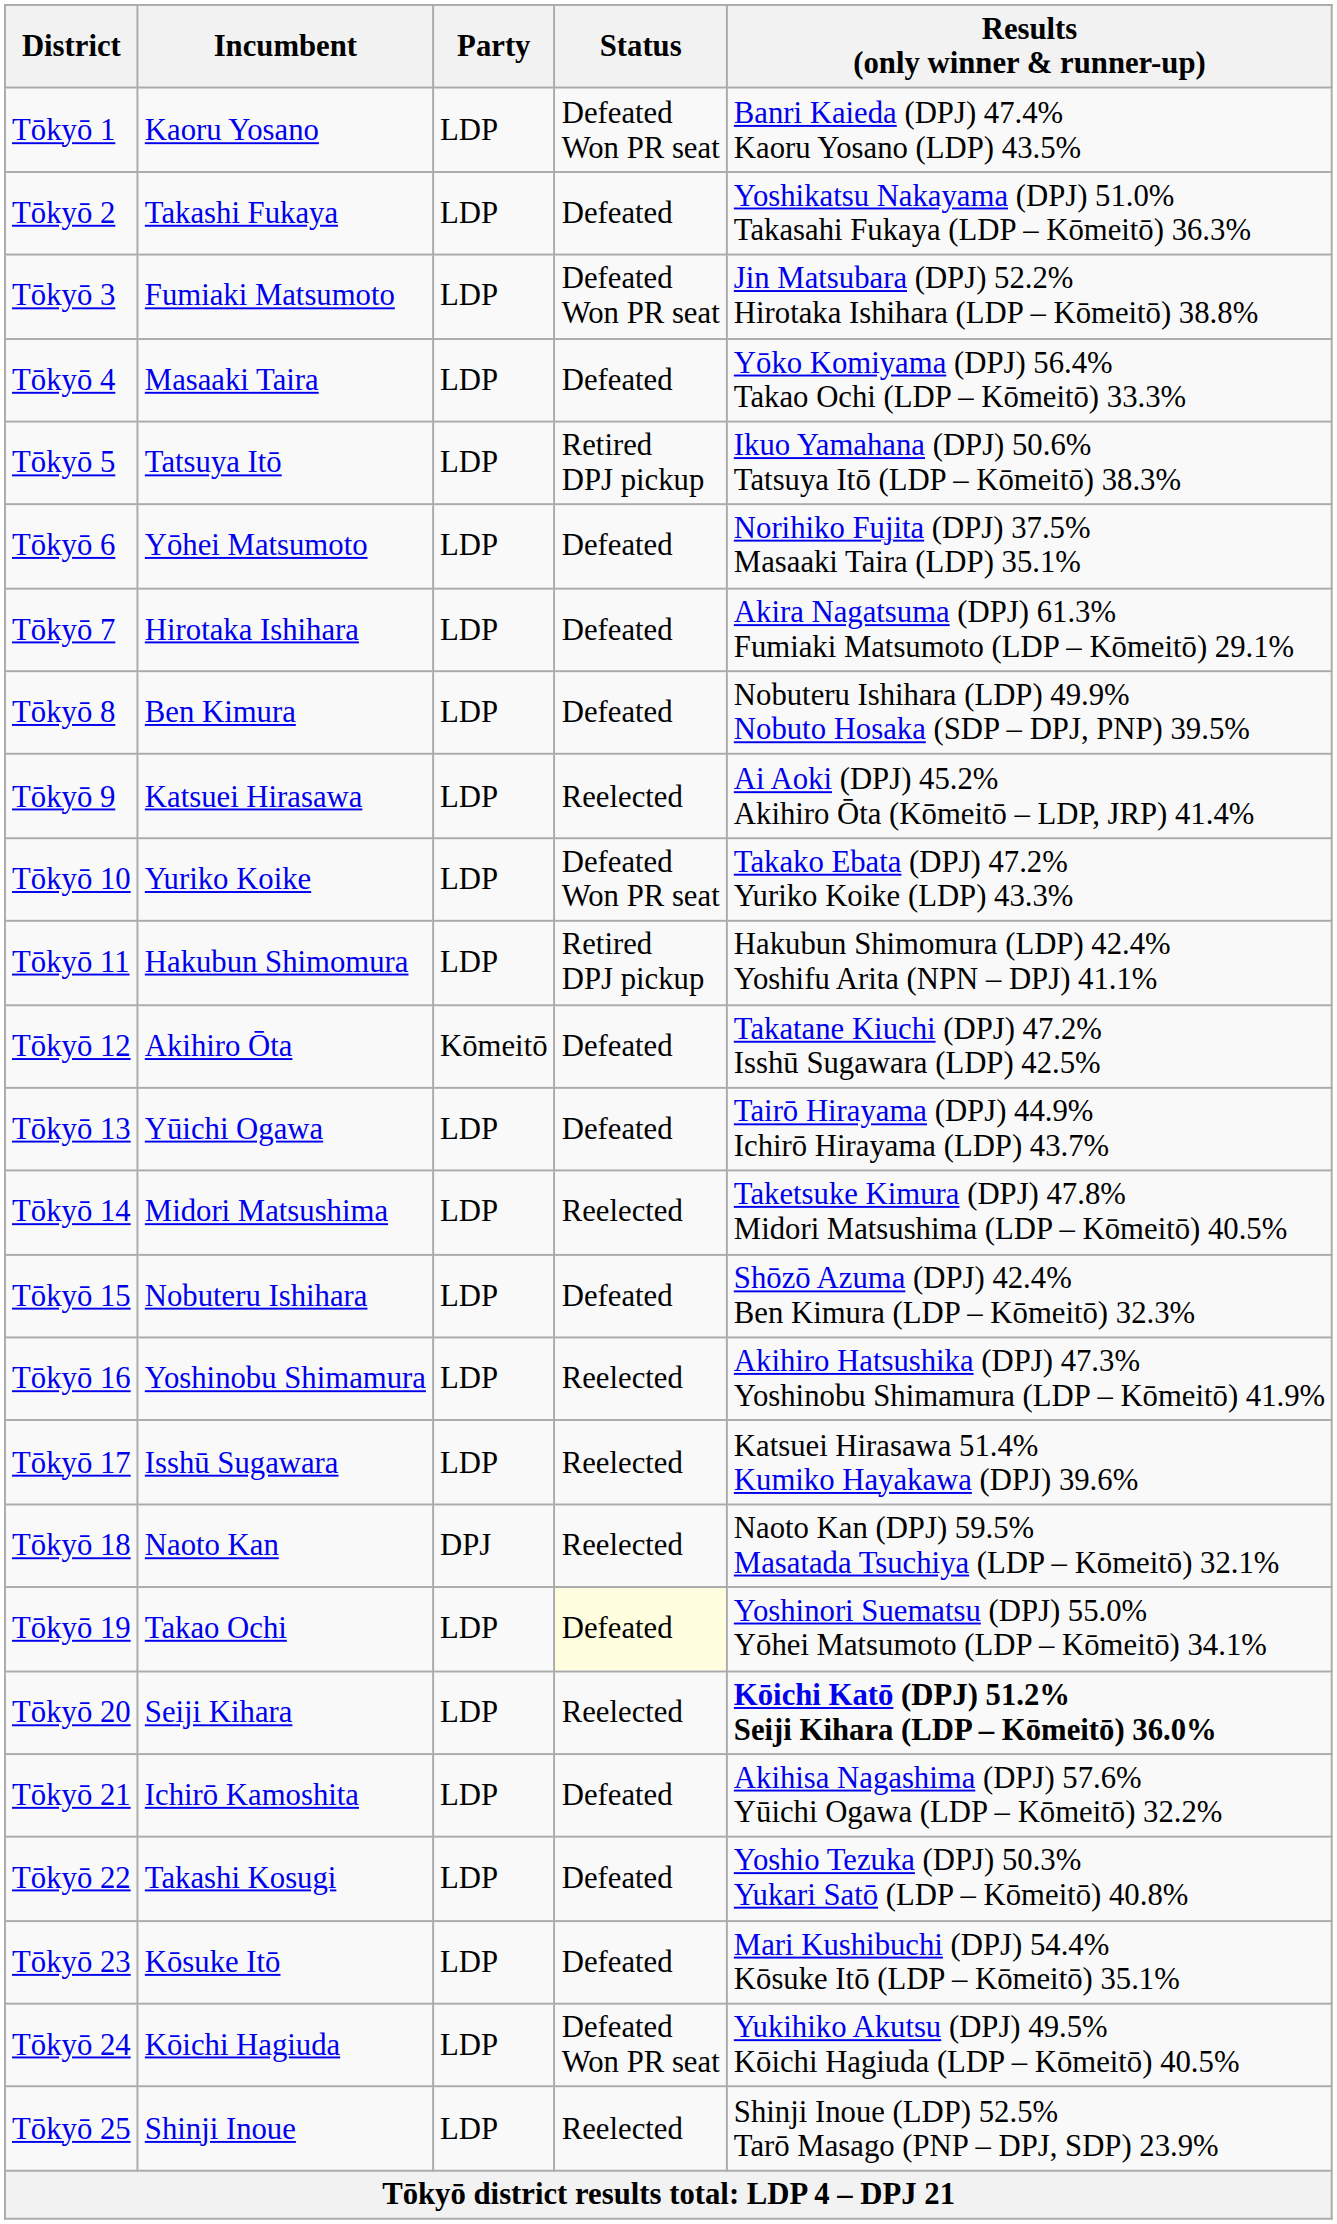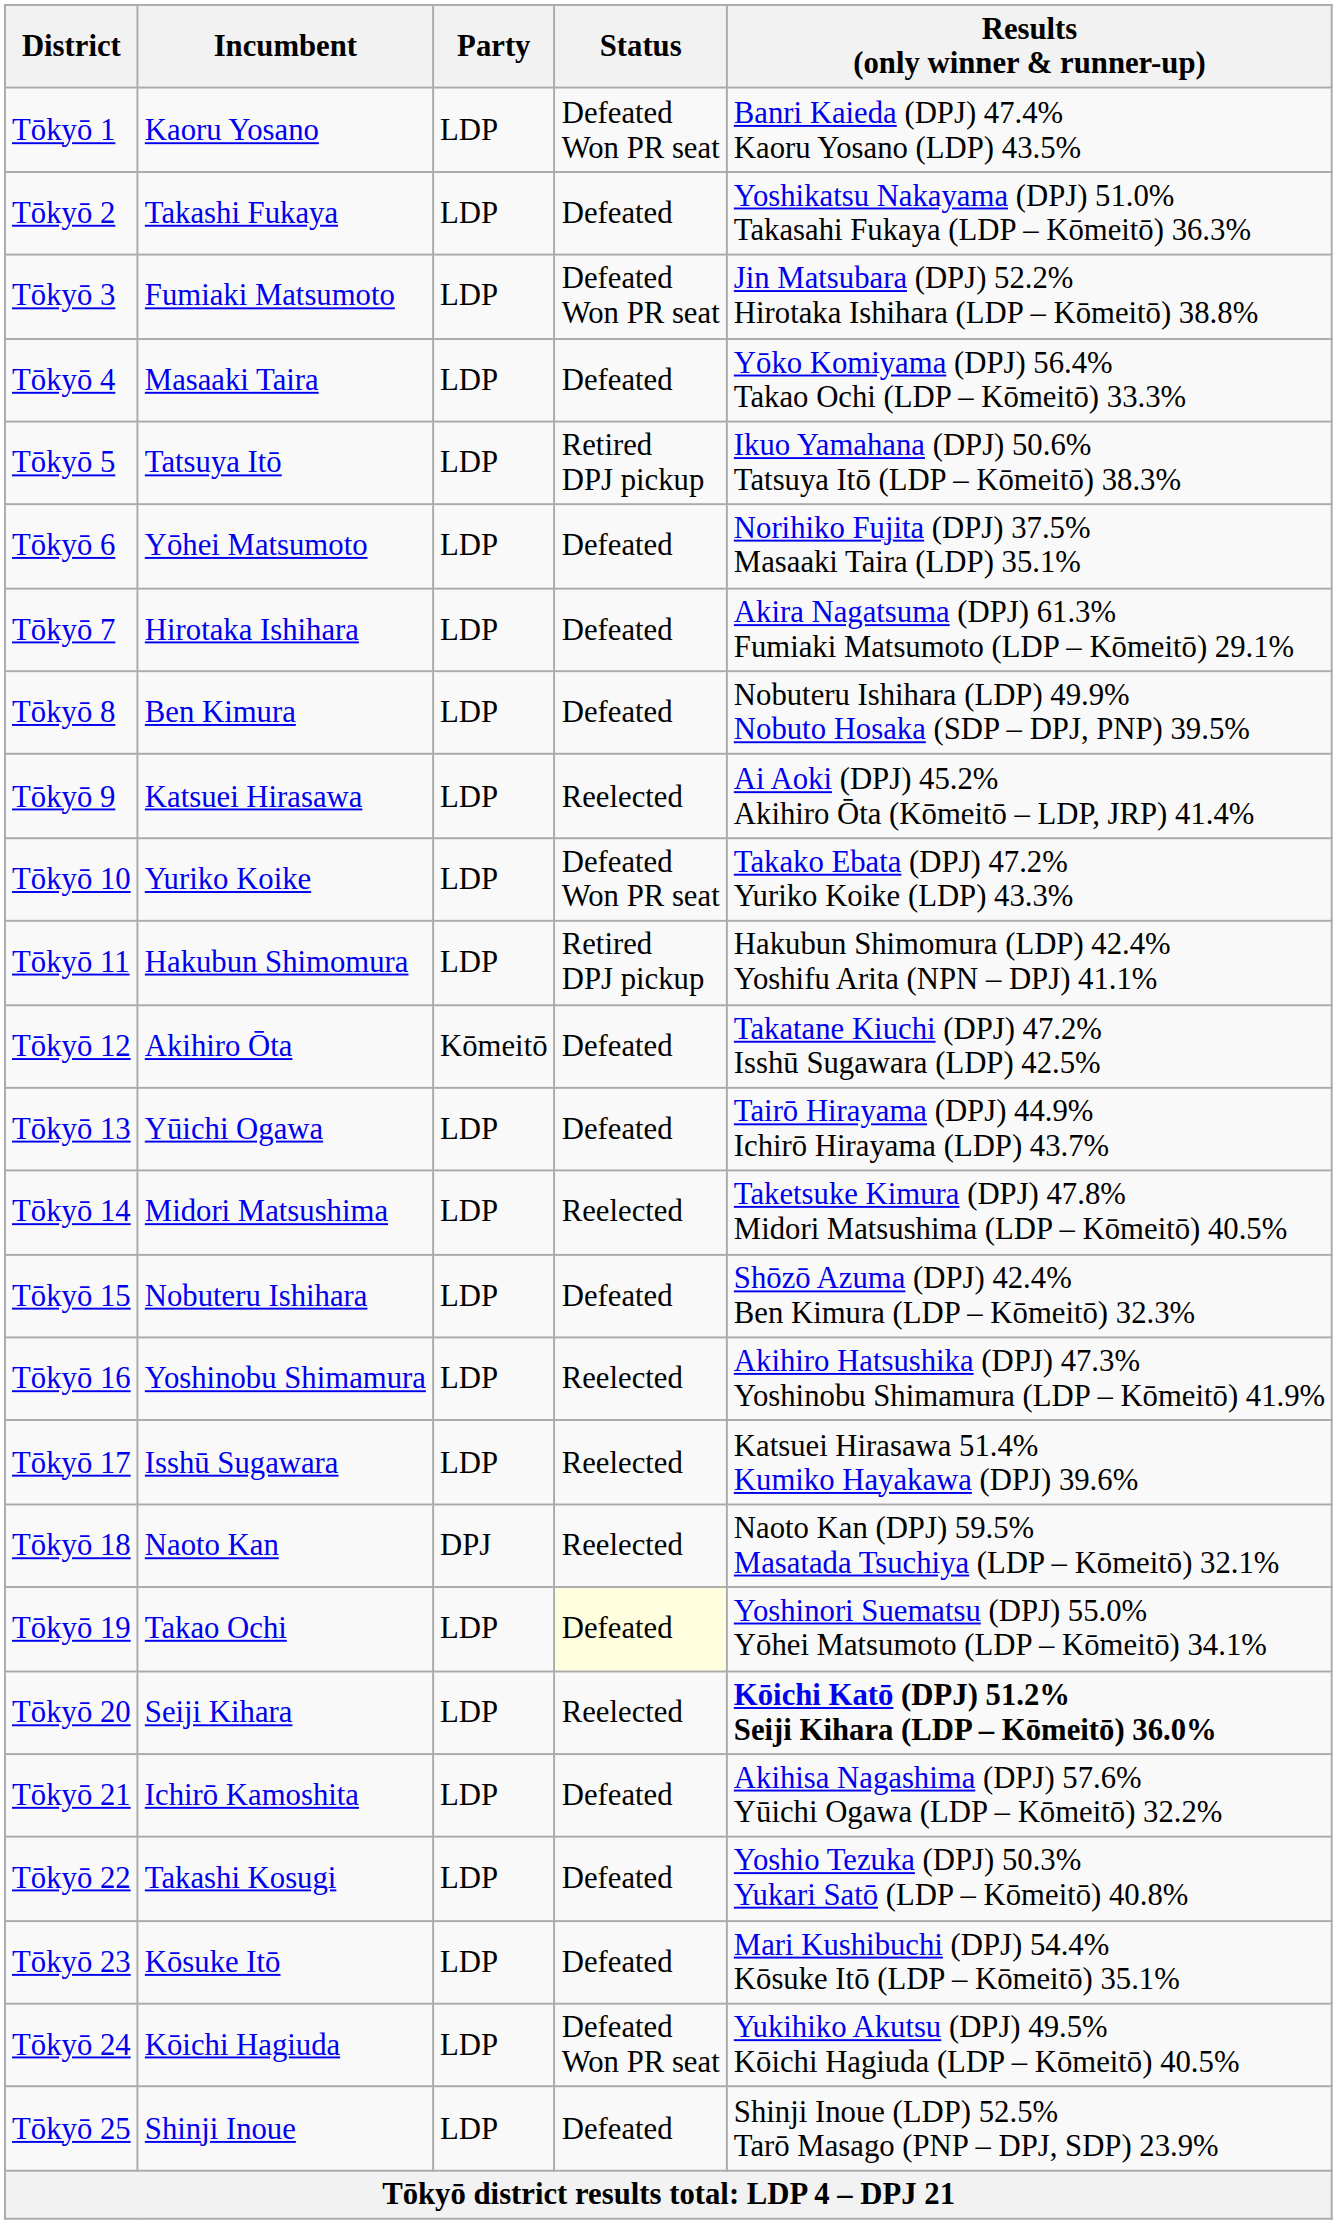(622, 2128) Reelected -> (617, 2128) Defeated
